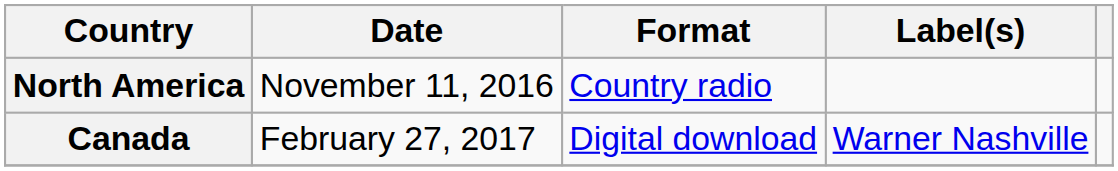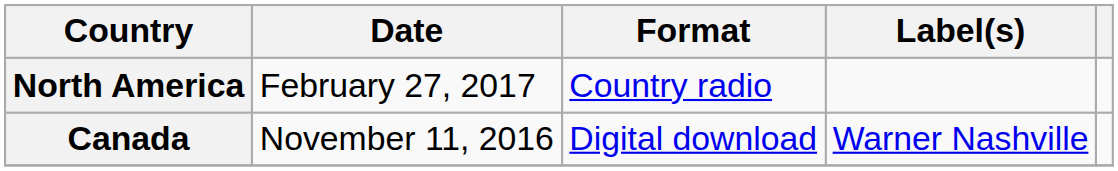(407, 84) November 11, 2016 -> (398, 84) February 27, 2017
(398, 138) February 27, 2017 -> (407, 138) November 11, 2016
